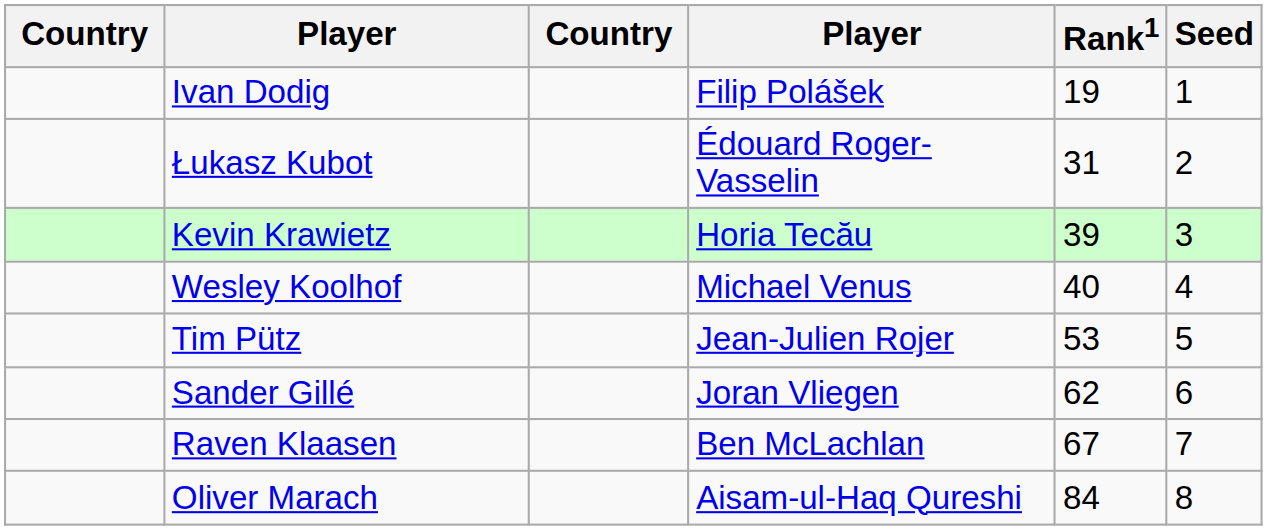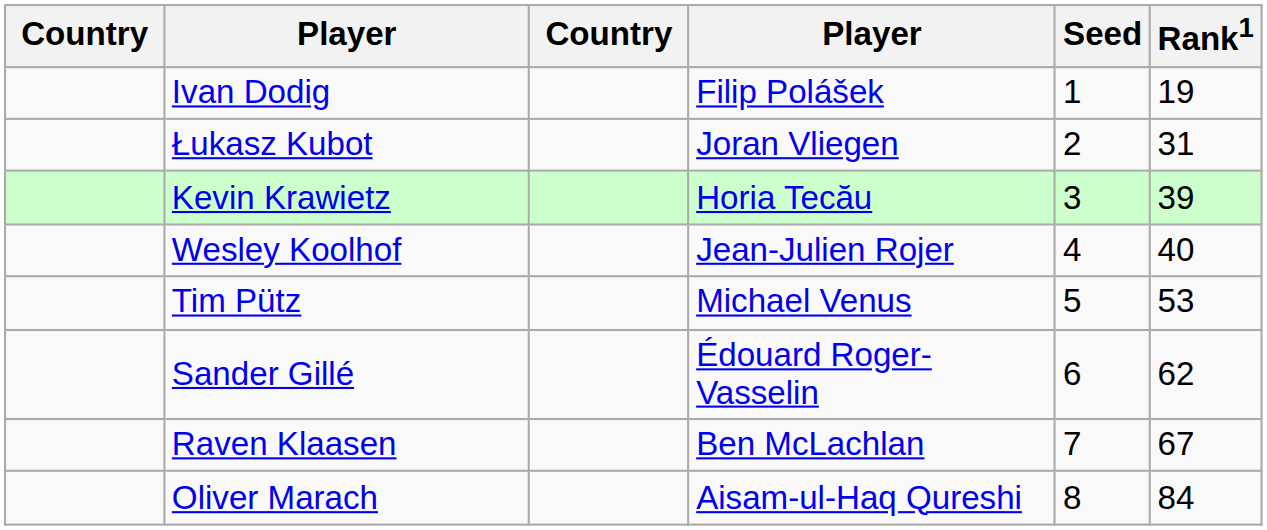columns swapped: (1111, 35) <-> (1214, 35)
(814, 163) Édouard Roger-Vasselin -> (797, 144) Joran Vliegen
(804, 287) Michael Venus -> (825, 249) Jean-Julien Rojer
(825, 339) Jean-Julien Rojer -> (804, 302) Michael Venus
(797, 392) Joran Vliegen -> (814, 373) Édouard Roger-Vasselin
